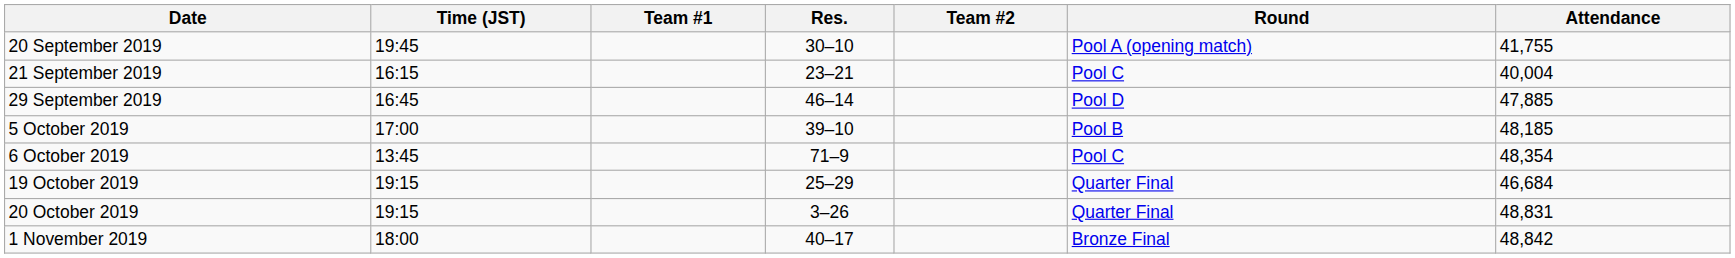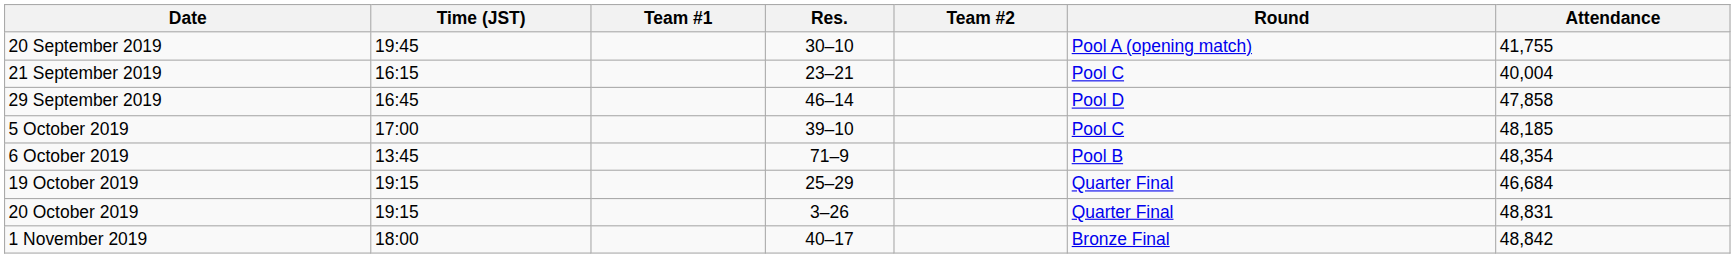(1527, 101) 47,885 -> (1527, 101) 47,858
(1097, 128) Pool B -> (1098, 128) Pool C
(1098, 156) Pool C -> (1097, 156) Pool B
